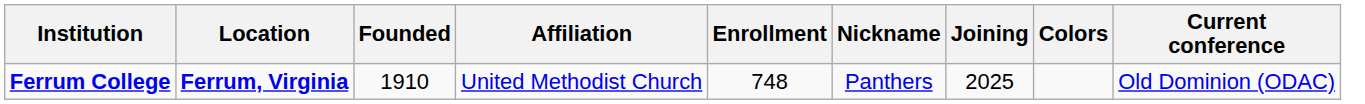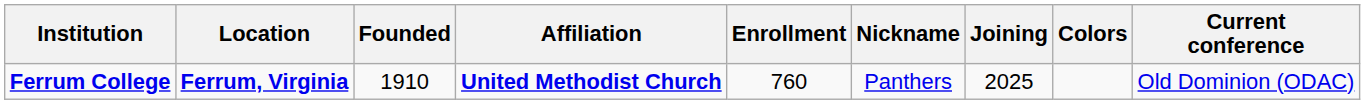(582, 81) normal -> (591, 81) bold
(770, 81) 748 -> (789, 81) 760
